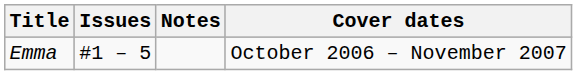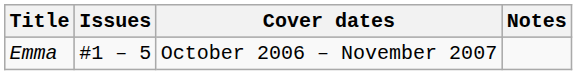columns swapped: (399, 21) <-> (191, 21)
